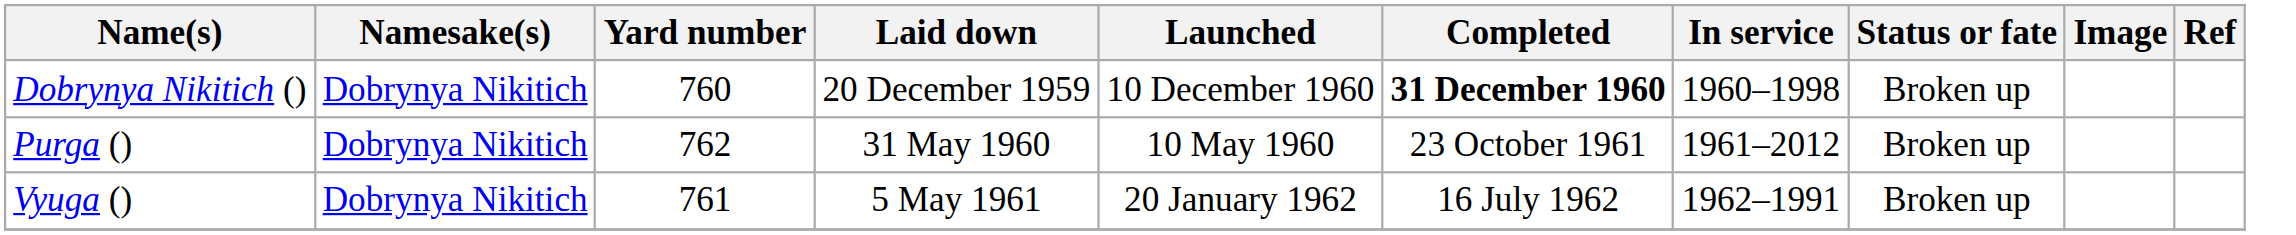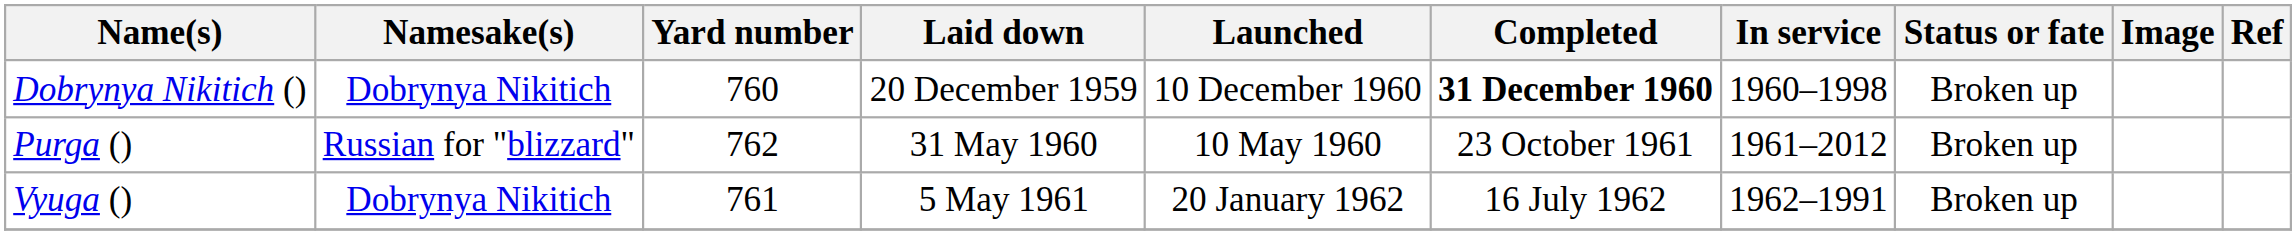(455, 144) Dobrynya Nikitich -> (479, 144) Russian for "blizzard"
